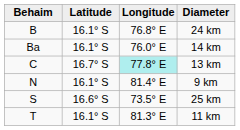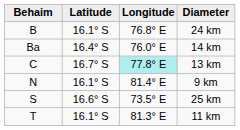(91, 47) 16.1° S -> (91, 47) 16.4° S
